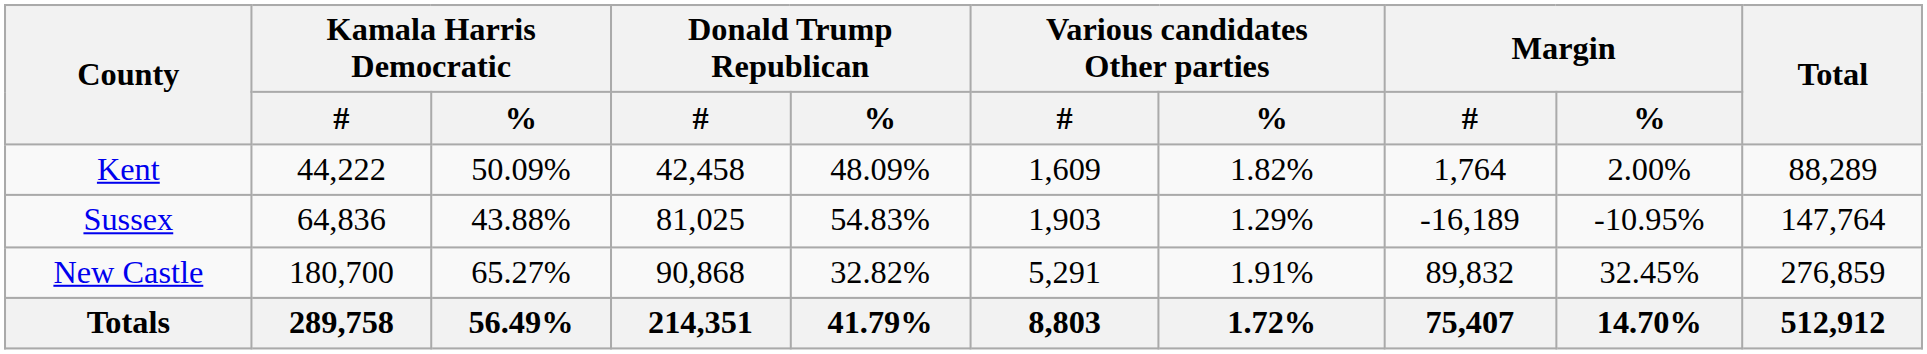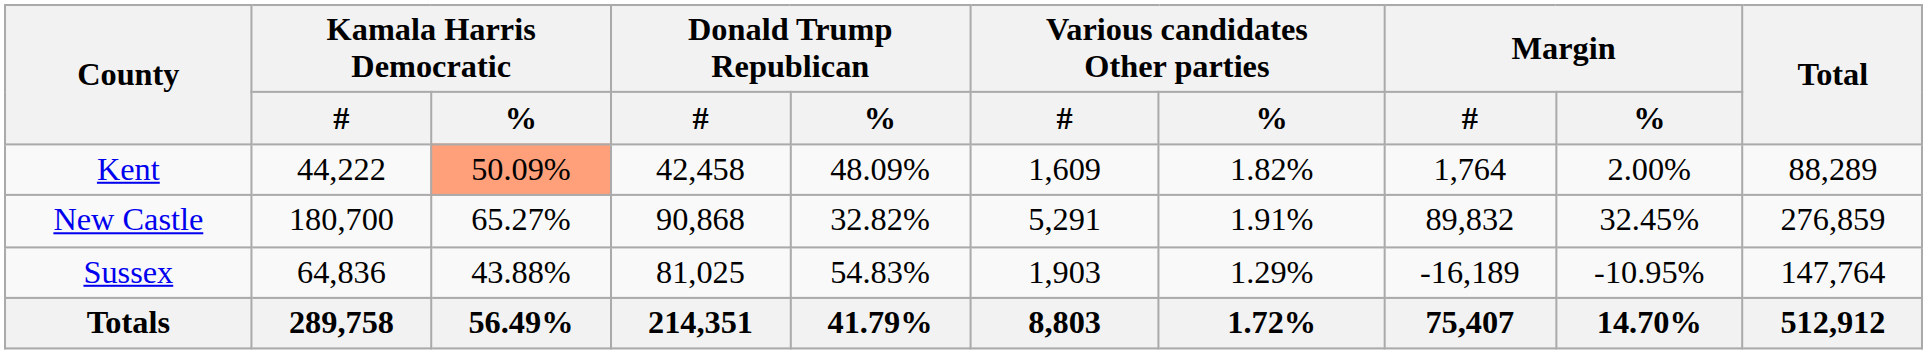(521, 169) no background -> (521, 169) lightsalmon background
rows swapped: (128, 271) <-> (128, 220)
